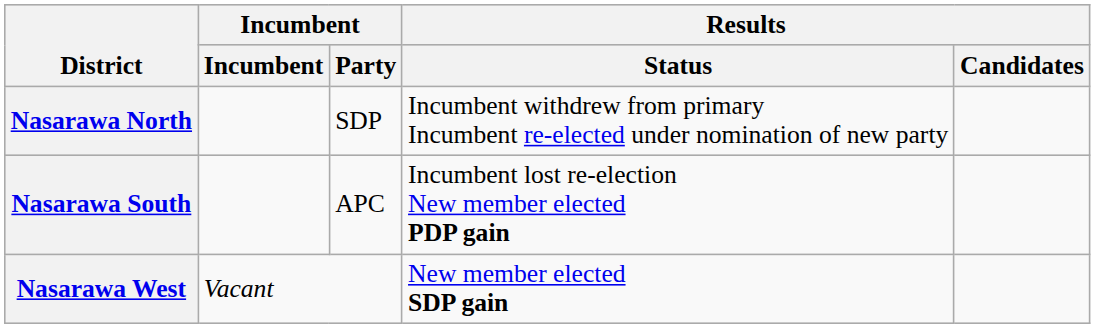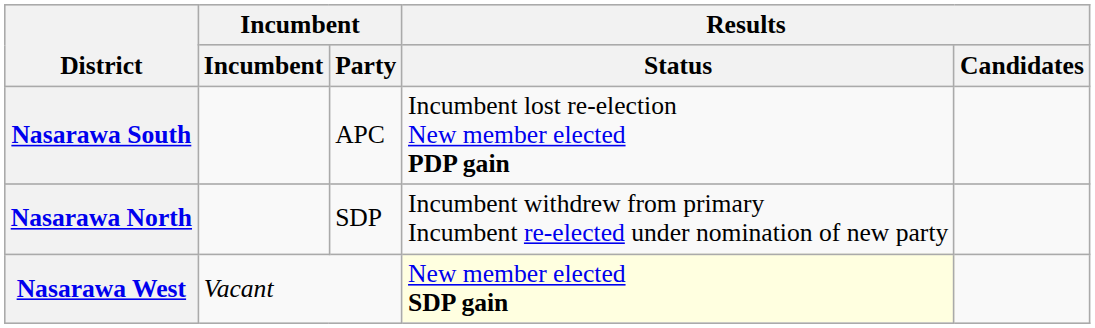rows swapped: (101, 120) <-> (101, 204)
(517, 288) no background -> (517, 288) lightyellow background
